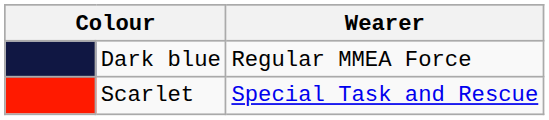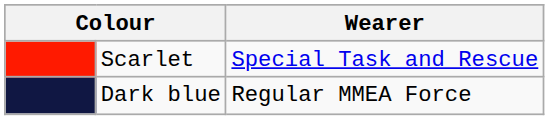rows swapped: (161, 59) <-> (147, 95)
